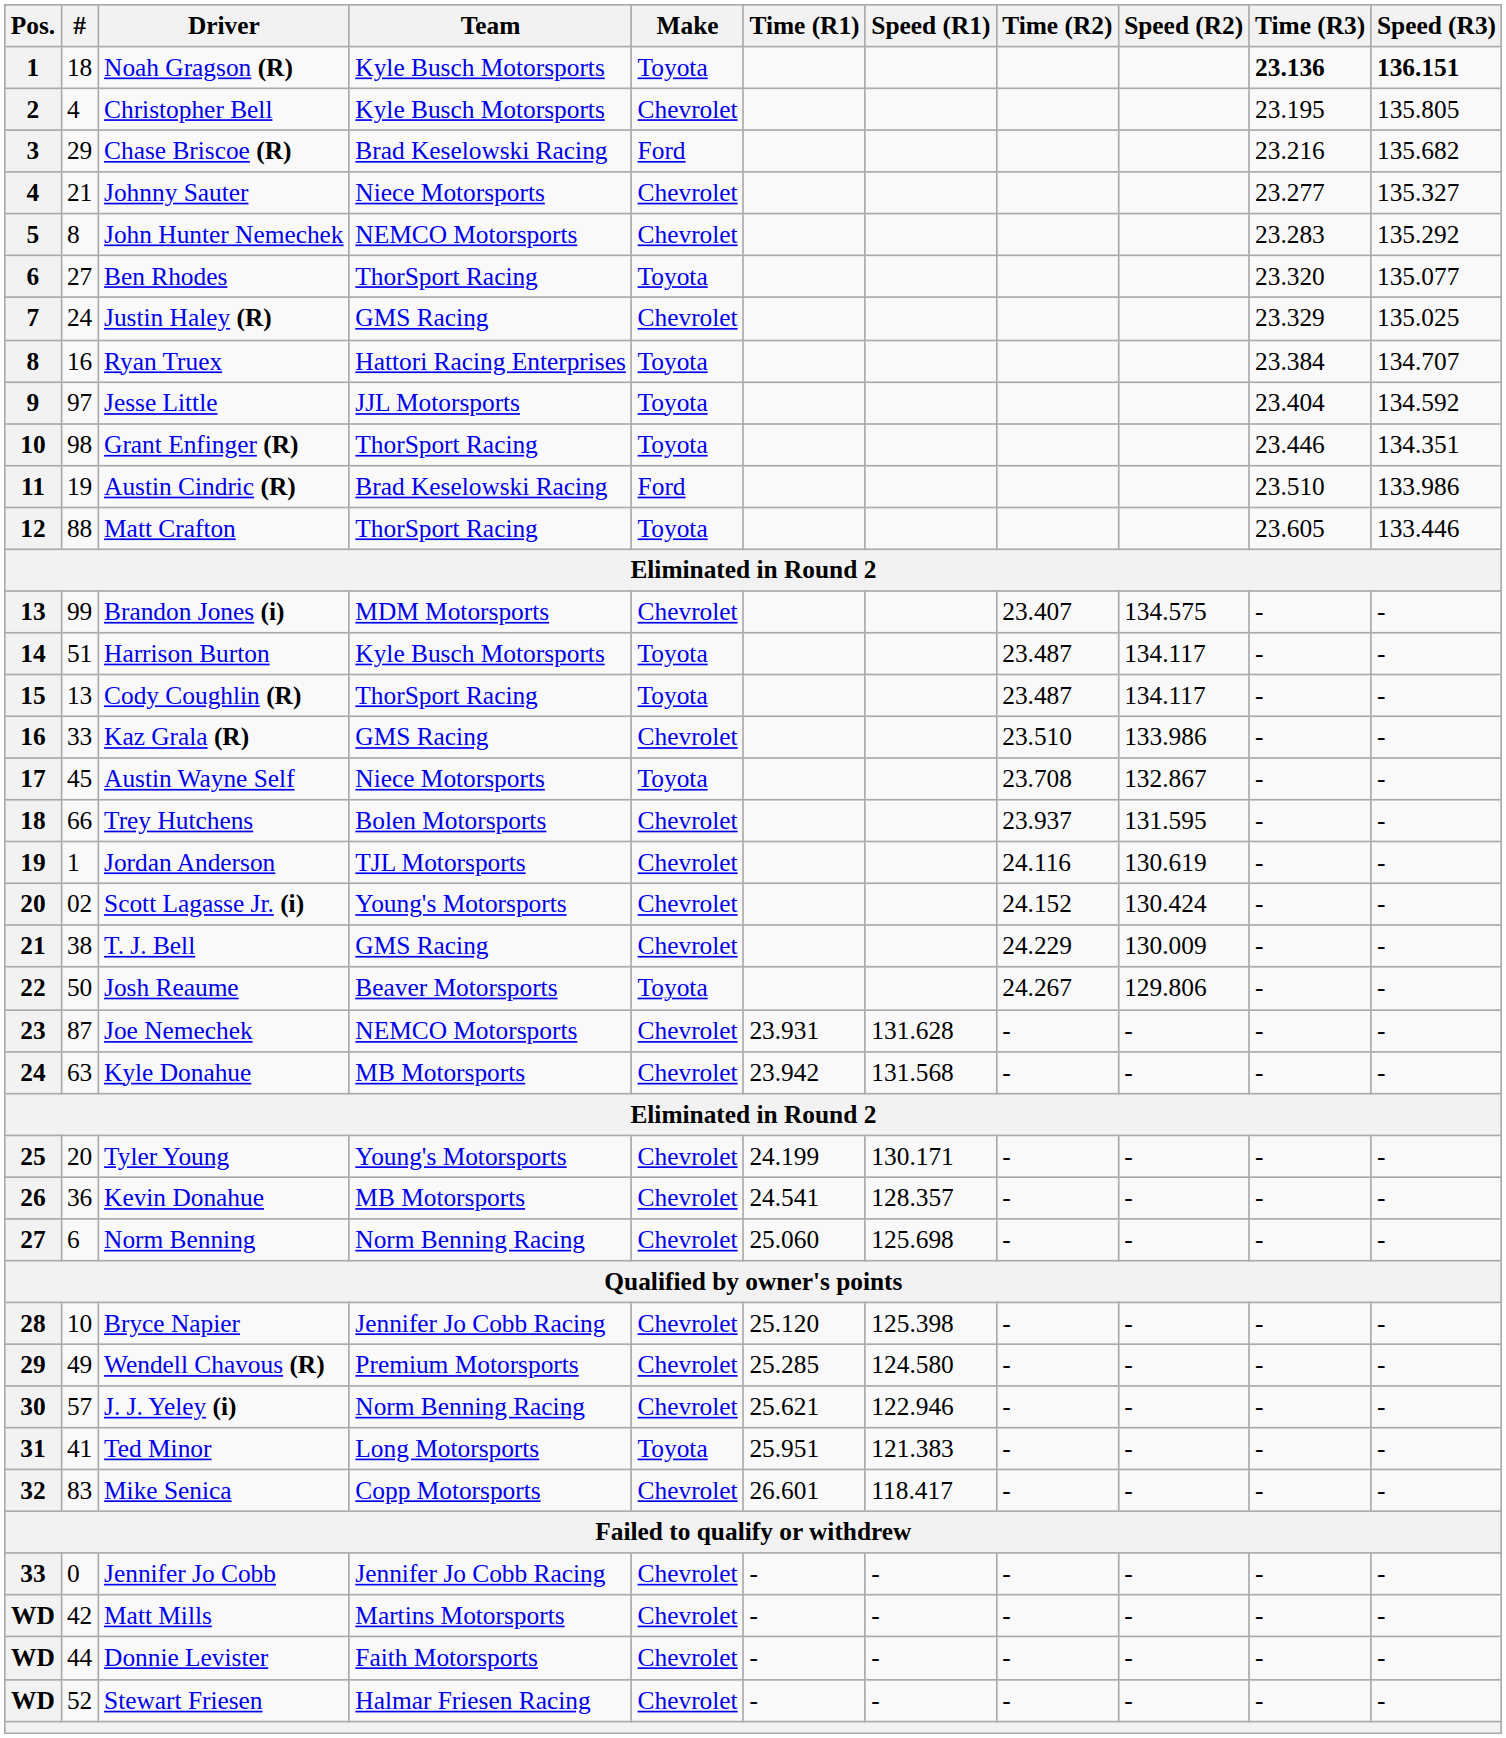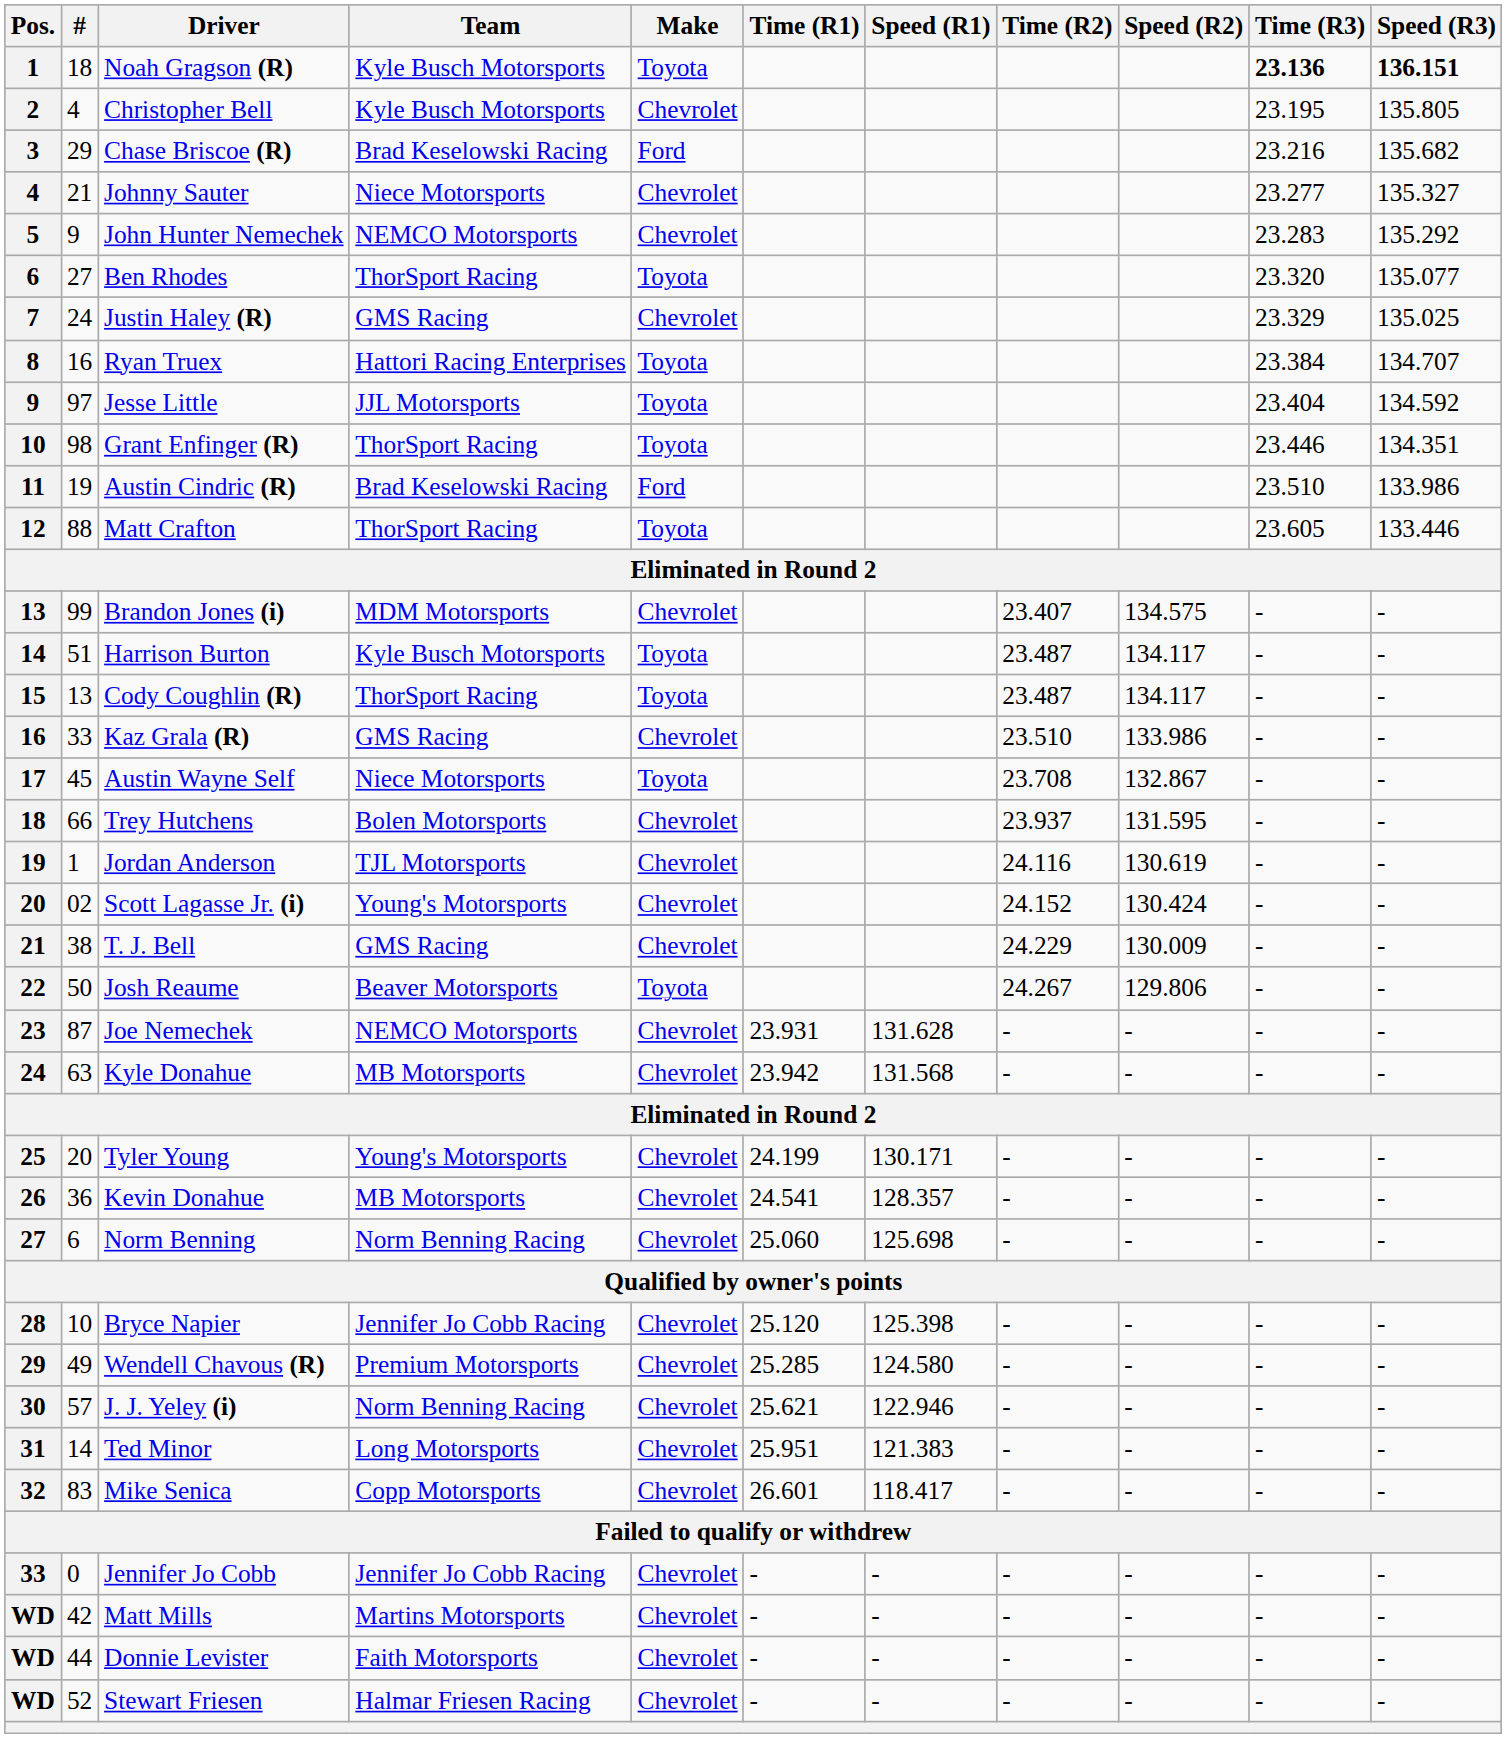(73, 234) 8 -> (73, 234) 9
(80, 1448) 41 -> (80, 1448) 14
(673, 1448) Toyota -> (688, 1448) Chevrolet
